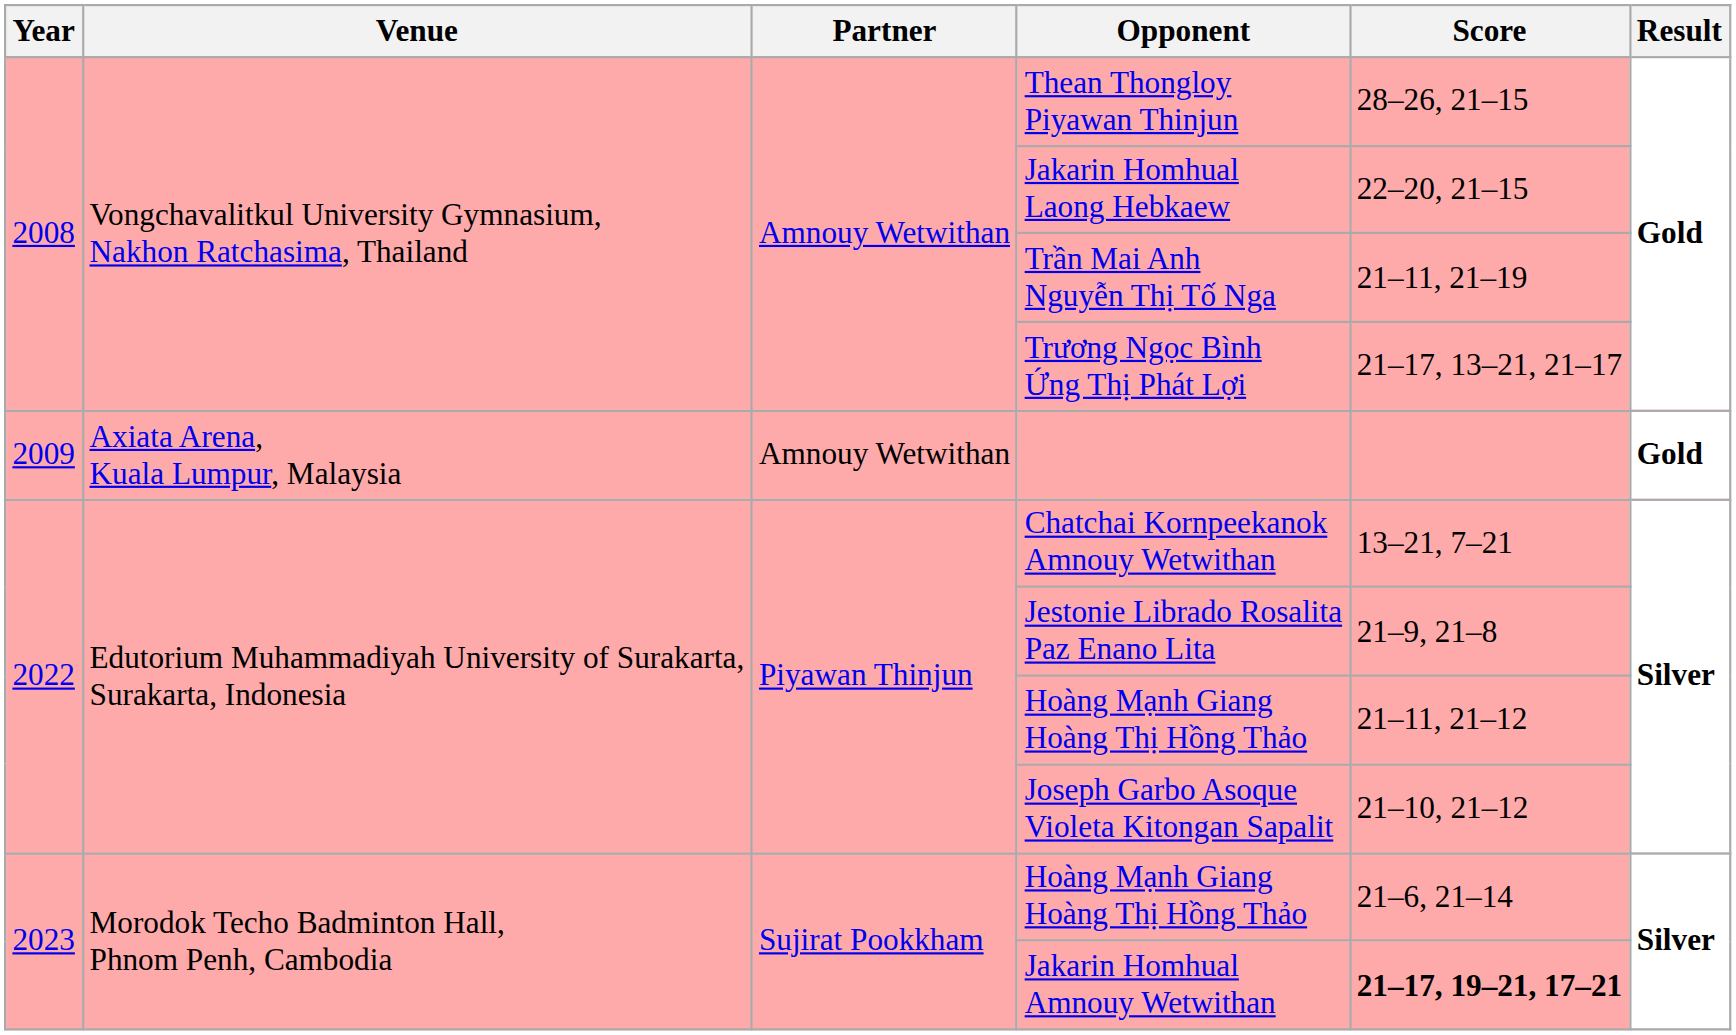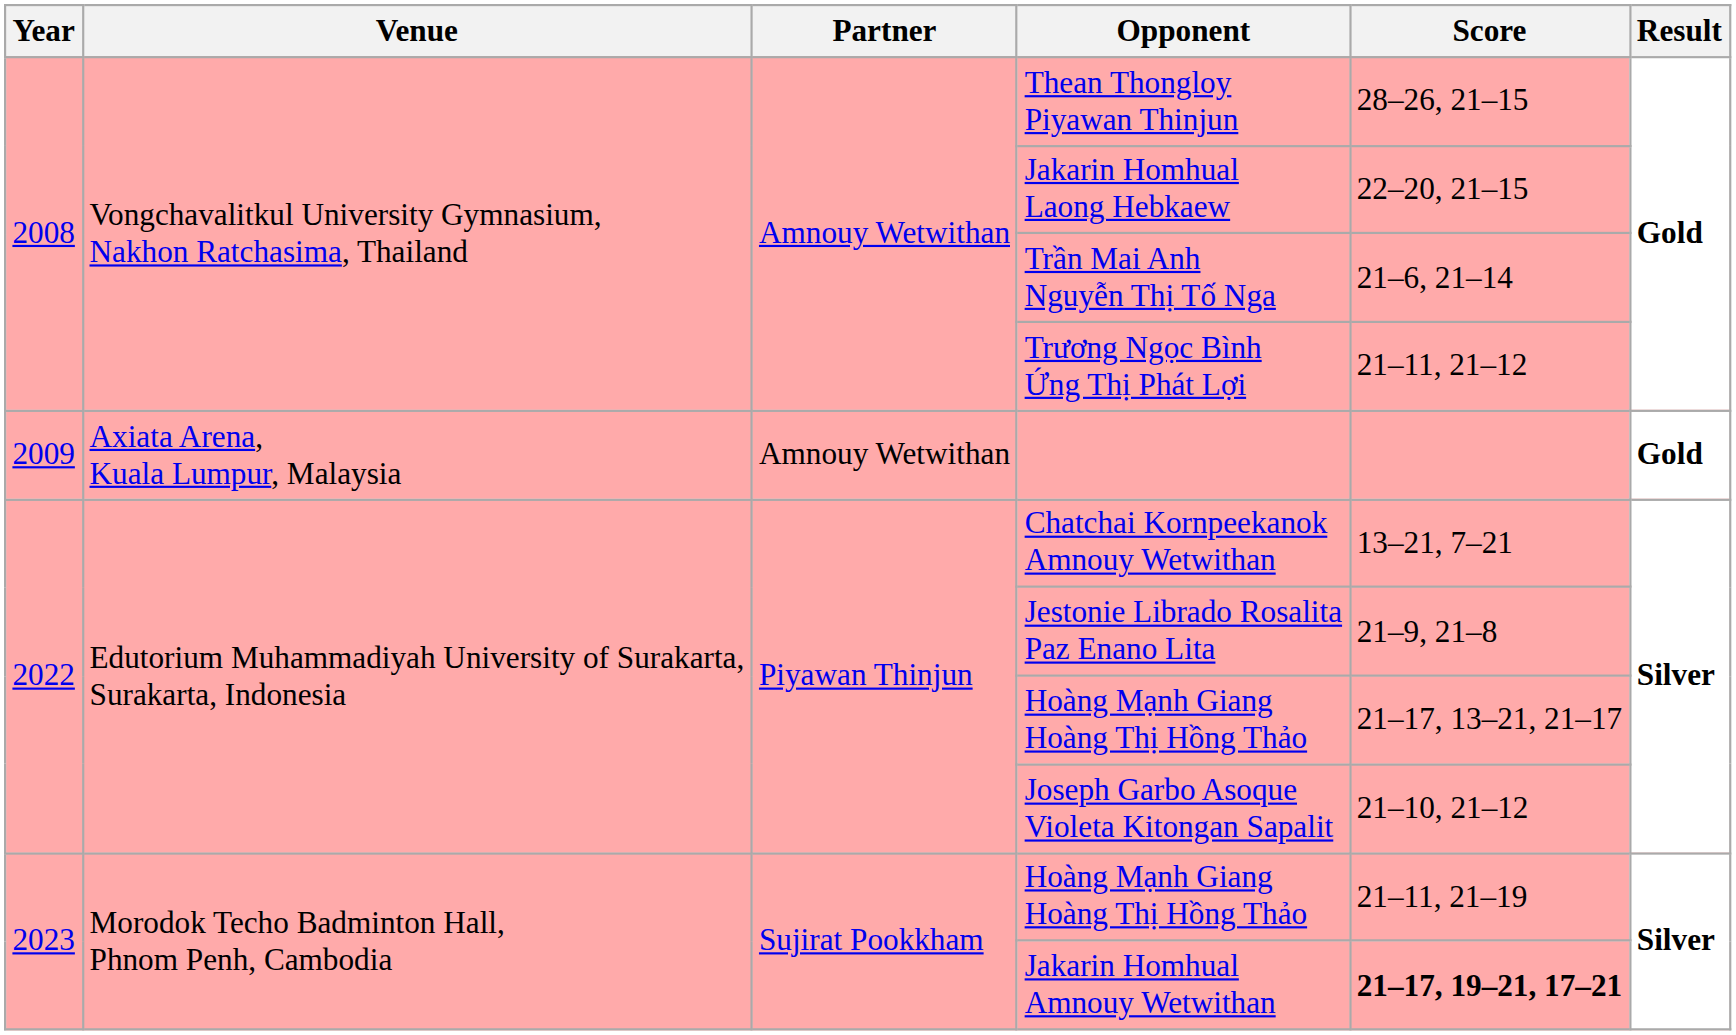(1442, 277) 21–11, 21–19 -> (1435, 277) 21–6, 21–14
(1489, 365) 21–17, 13–21, 21–17 -> (1442, 365) 21–11, 21–12
(1442, 719) 21–11, 21–12 -> (1489, 719) 21–17, 13–21, 21–17
(1435, 896) 21–6, 21–14 -> (1442, 896) 21–11, 21–19
